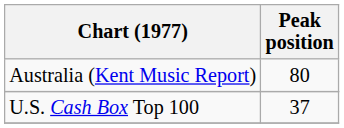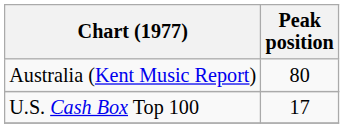(300, 107) 37 -> (300, 107) 17
